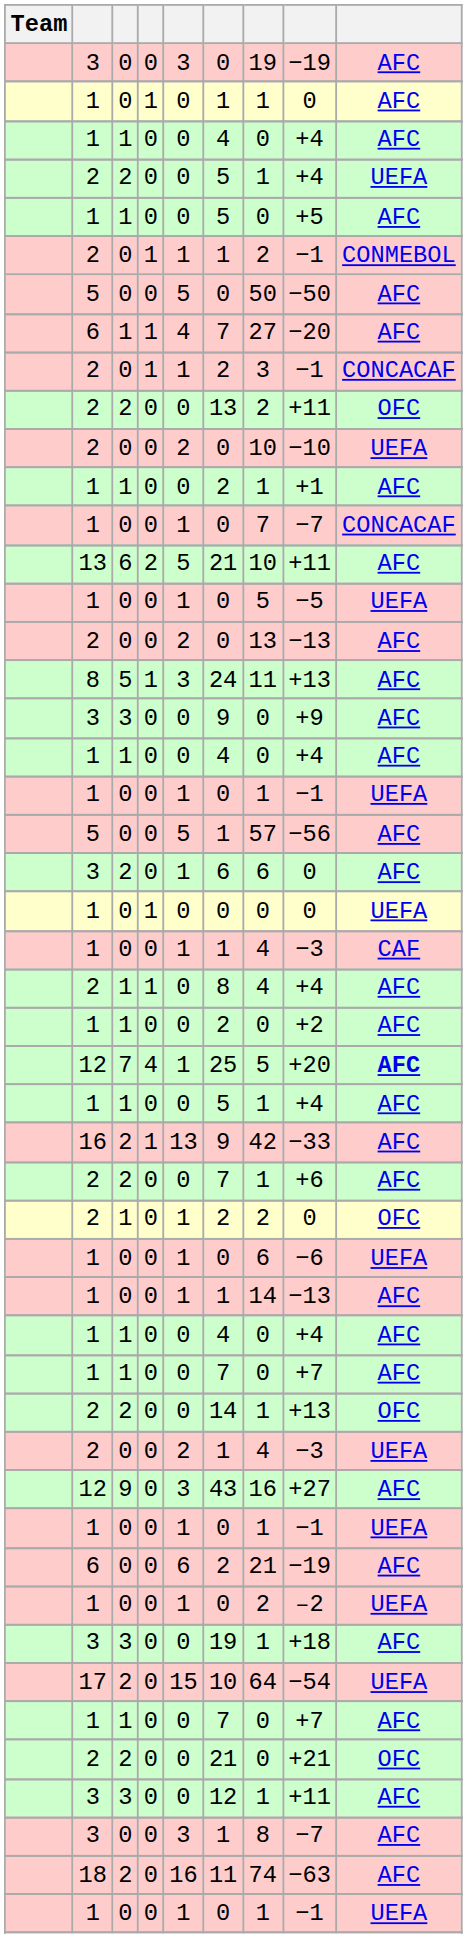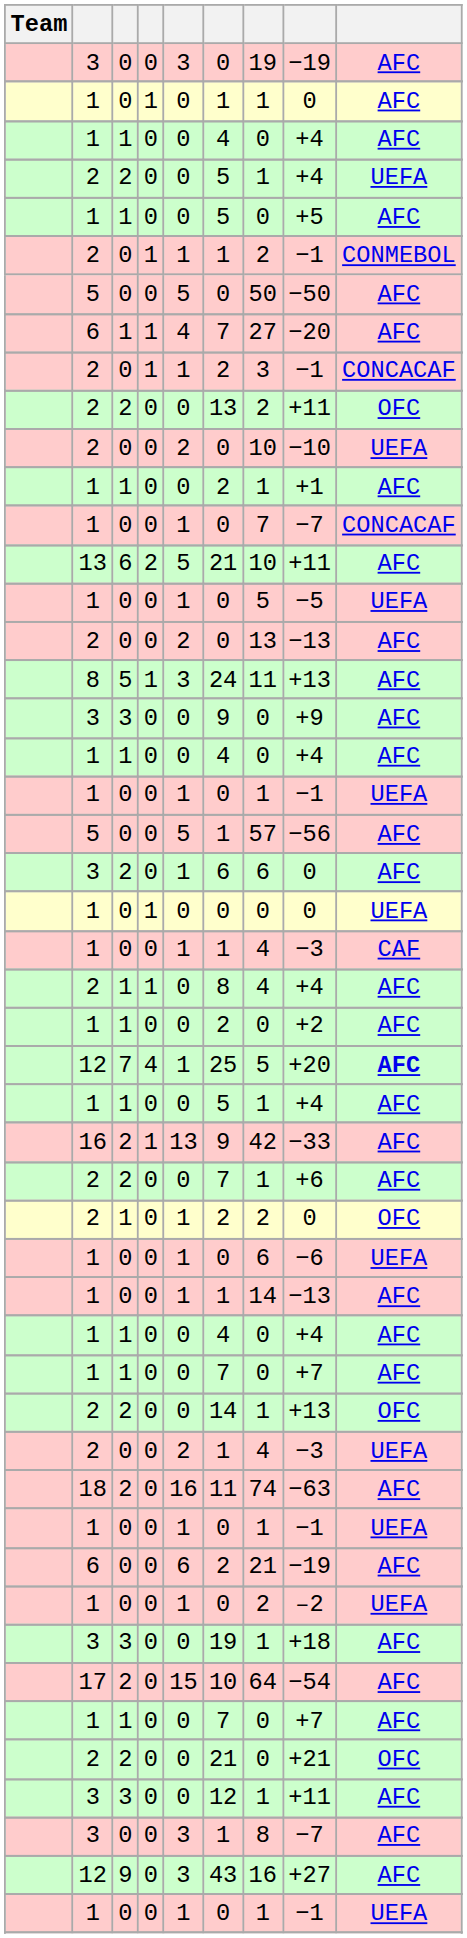rows swapped: (93, 1490) <-> (93, 1875)
(399, 1682) UEFA -> (399, 1682) AFC
